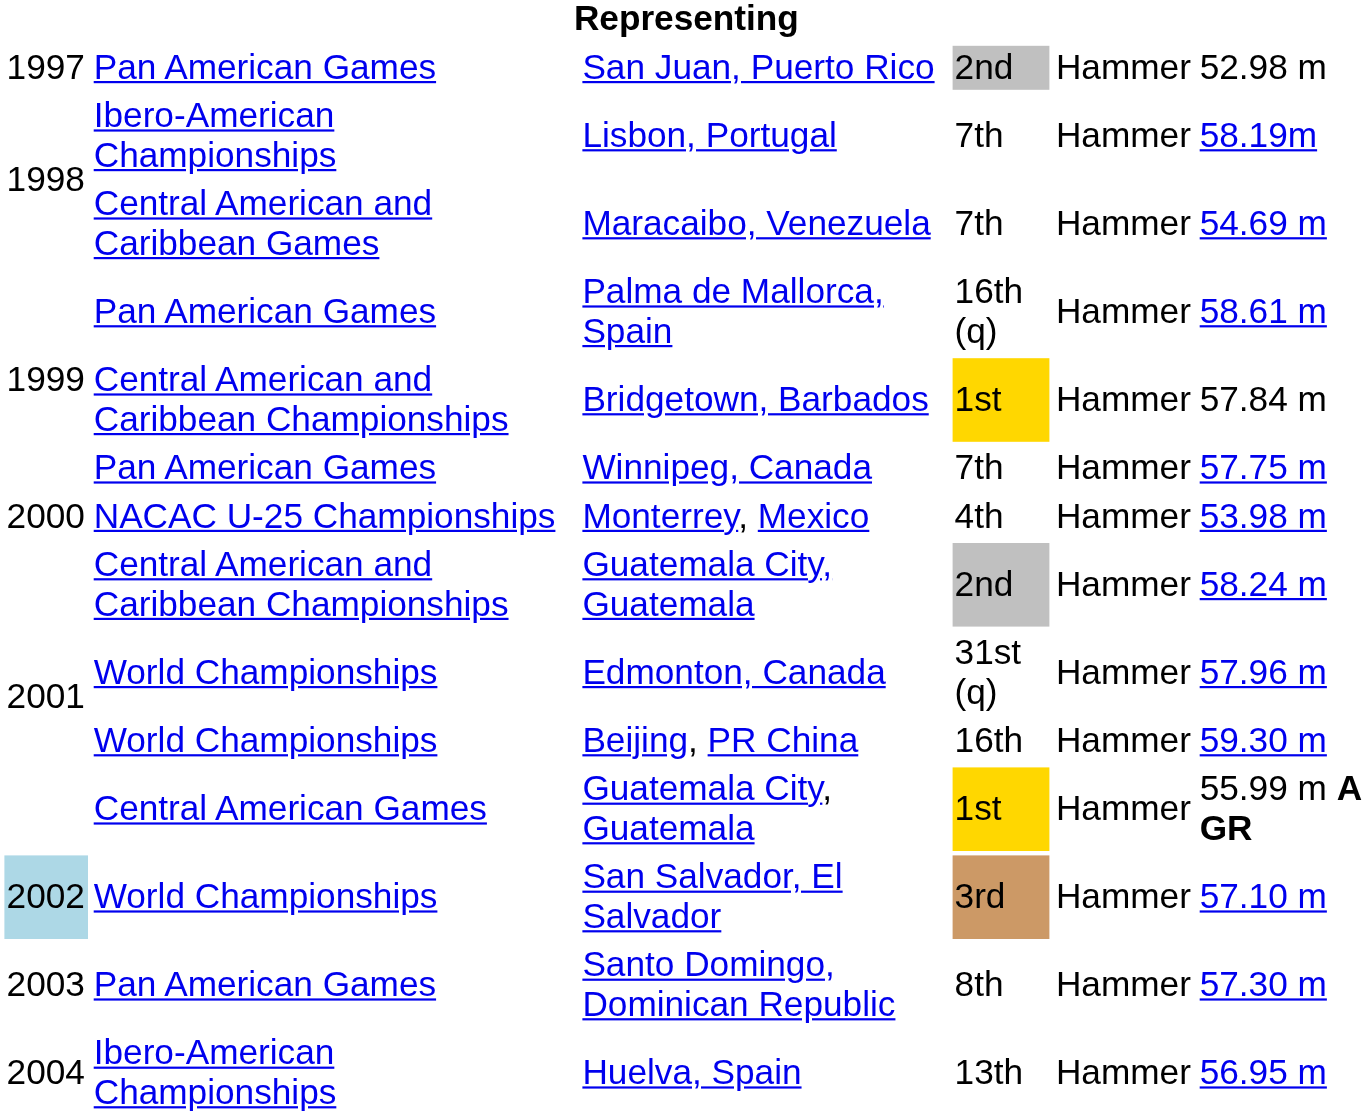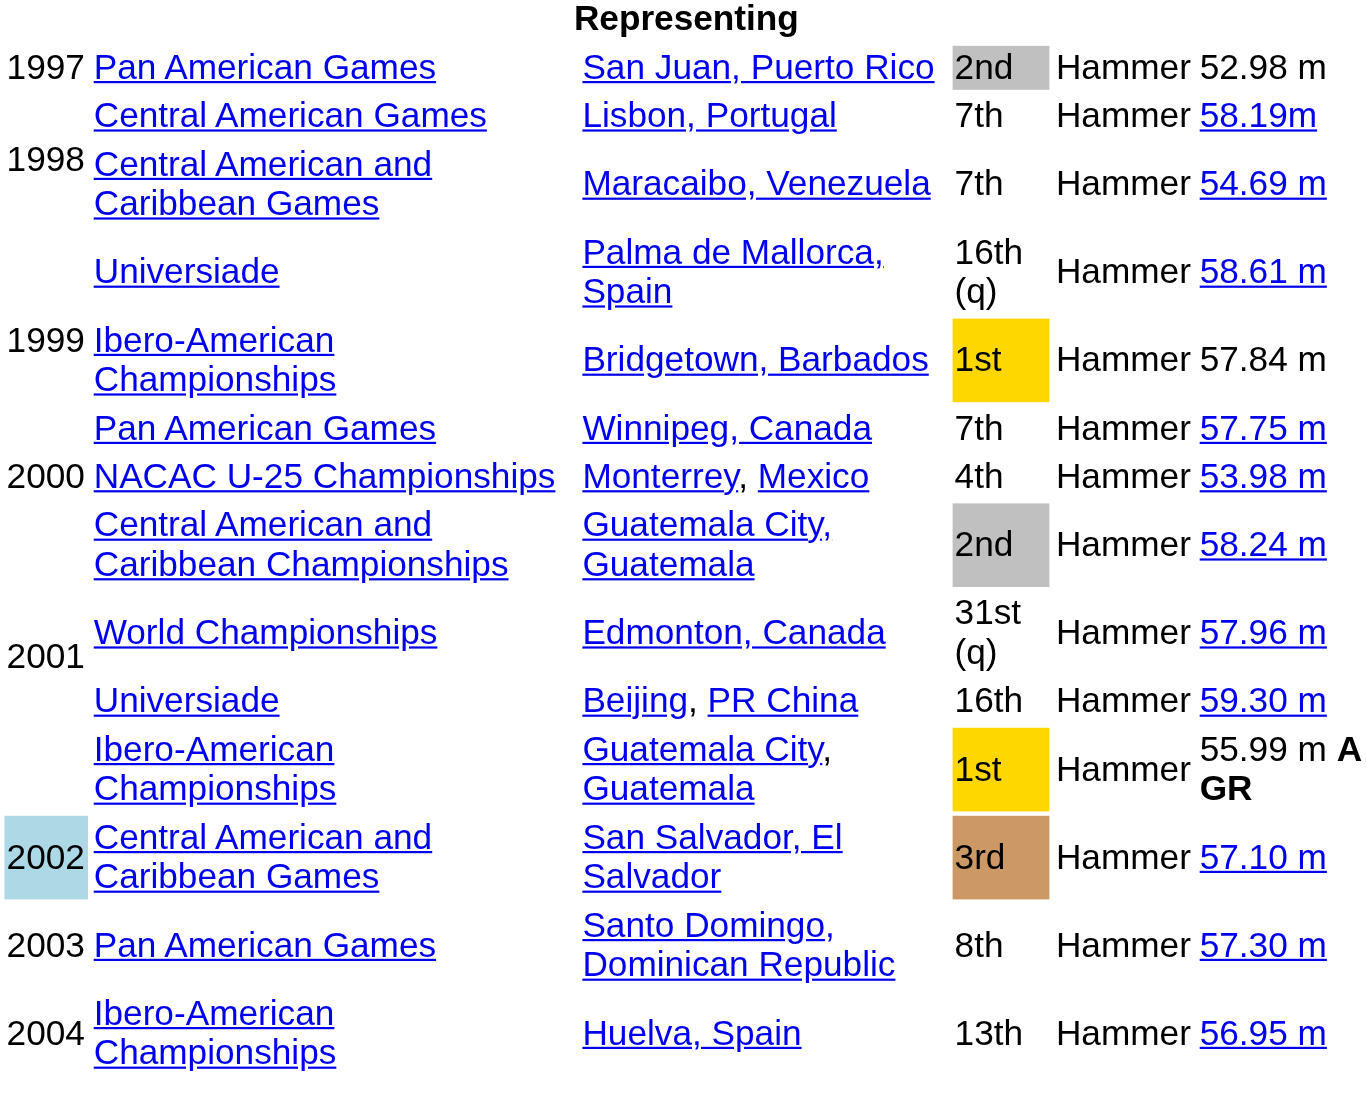(215, 135) Ibero-American Championships -> (290, 115) Central American Games
(265, 311) Pan American Games -> (187, 271) Universiade
(301, 399) Central American and Caribbean Championships -> (215, 359) Ibero-American Championships
(266, 740) World Championships -> (187, 700) Universiade
(290, 808) Central American Games -> (215, 768) Ibero-American Championships
(266, 896) World Championships -> (263, 856) Central American and Caribbean Games
